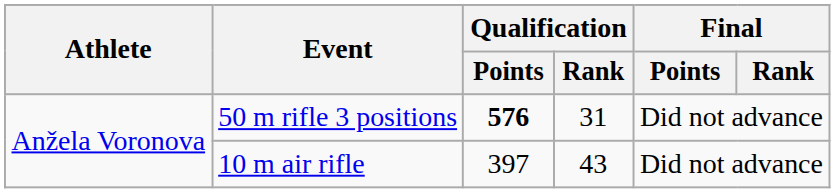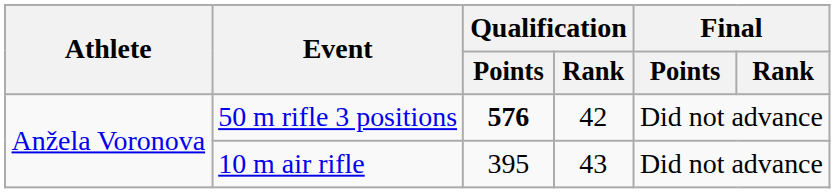(593, 117) 31 -> (593, 117) 42
(508, 163) 397 -> (508, 163) 395
